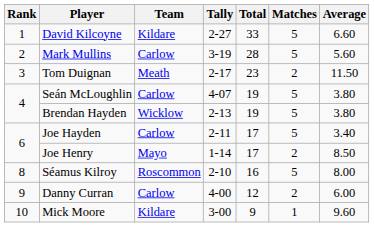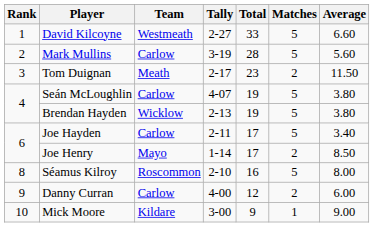(156, 34) Kildare -> (165, 34) Westmeath
(344, 212) 9.60 -> (344, 212) 9.00
